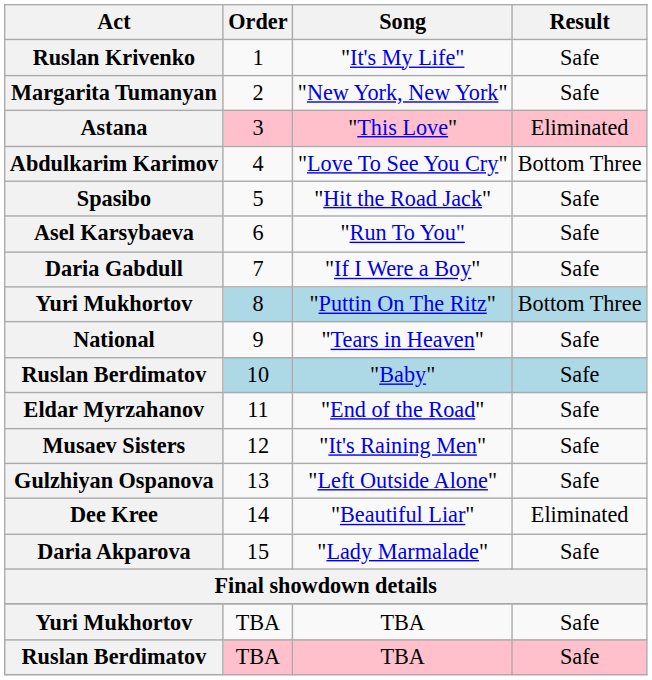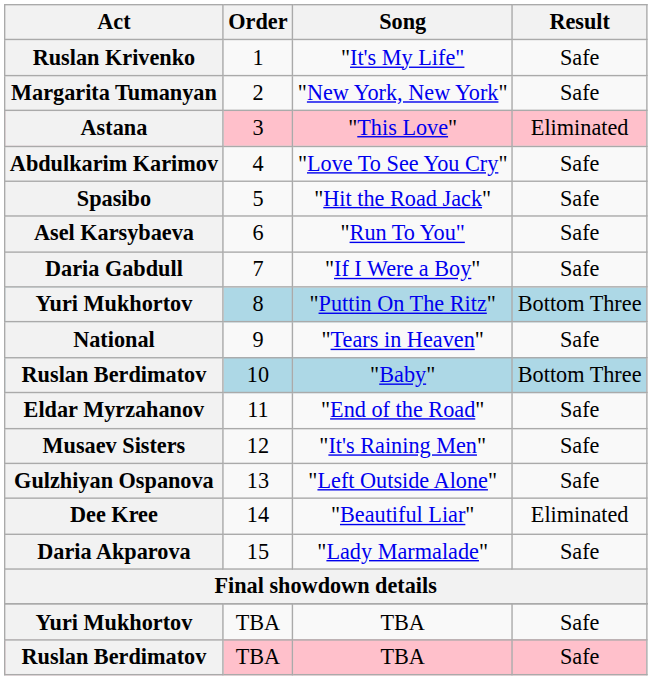(580, 163) Bottom Three -> (580, 163) Safe
(580, 374) Safe -> (580, 374) Bottom Three
